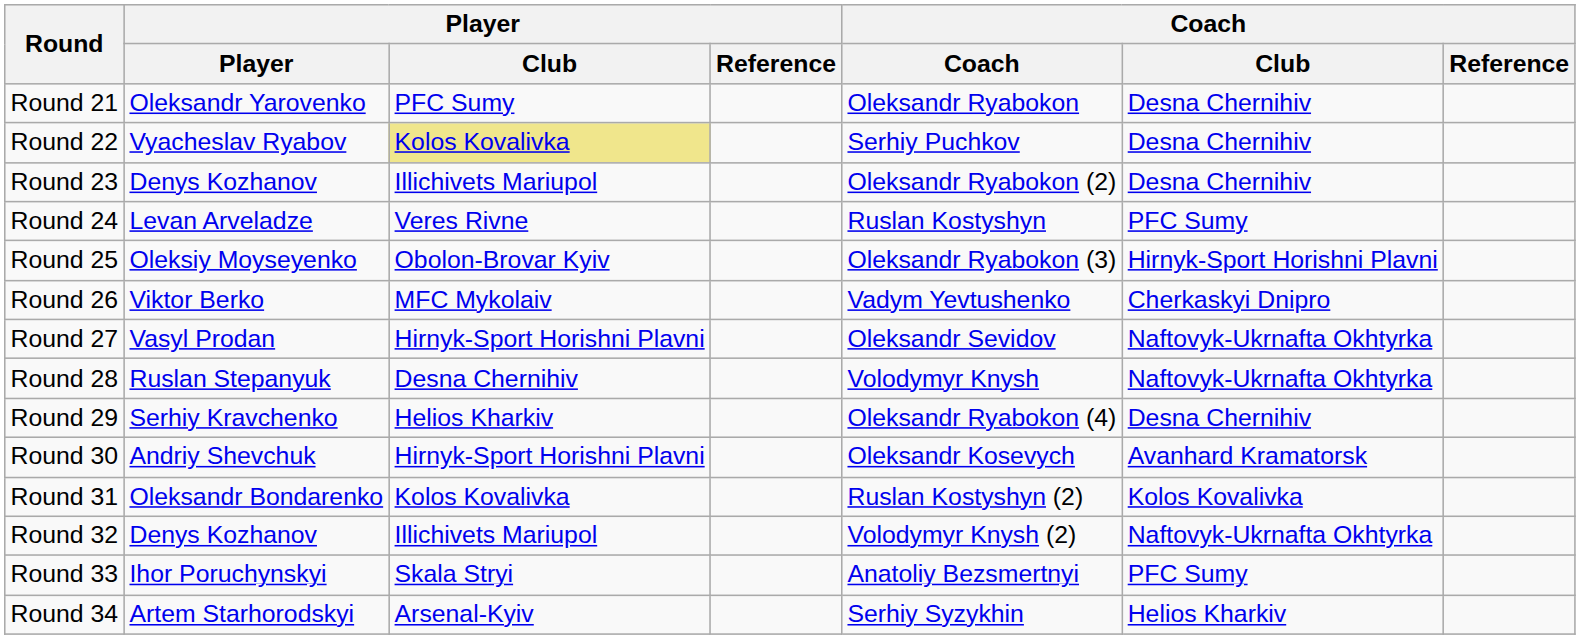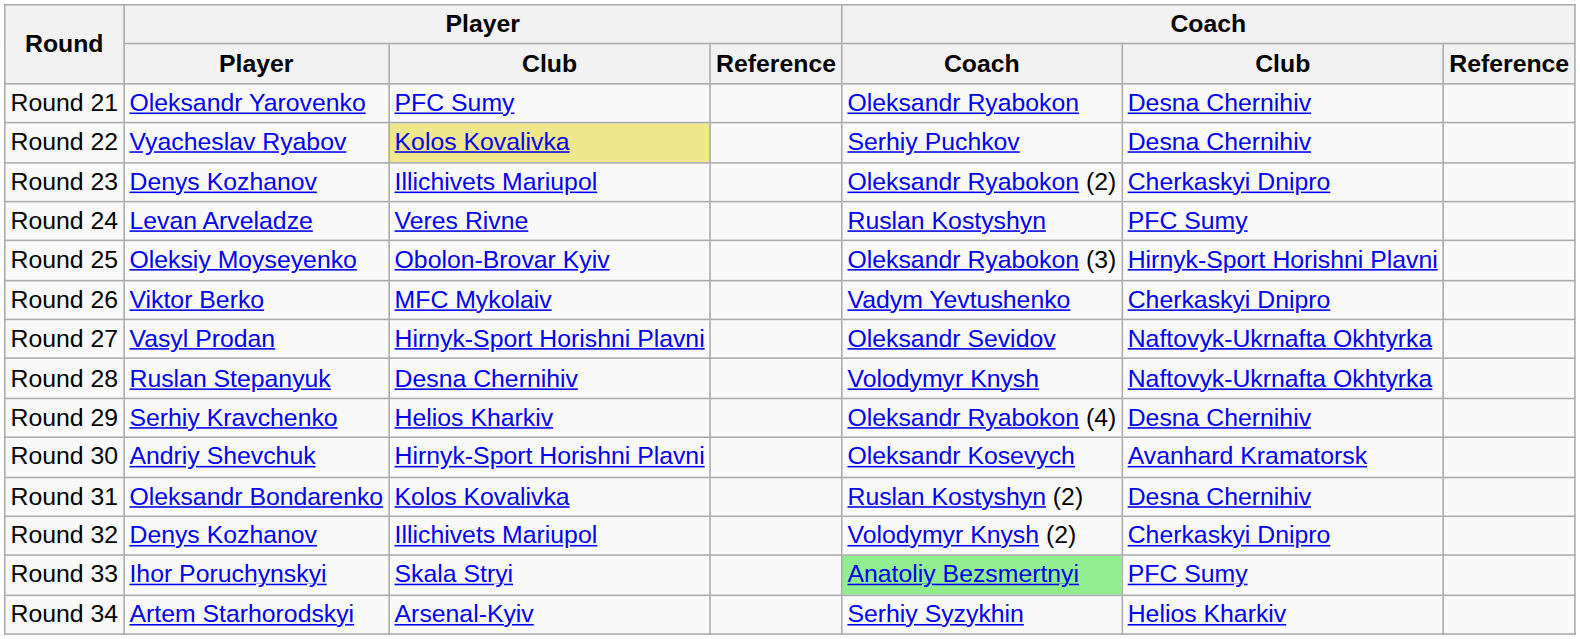(1219, 181) Desna Chernihiv -> (1229, 181) Cherkaskyi Dnipro
(1215, 496) Kolos Kovalivka -> (1219, 496) Desna Chernihiv
(1280, 535) Naftovyk-Ukrnafta Okhtyrka -> (1229, 535) Cherkaskyi Dnipro
(963, 574) no background -> (963, 574) lightgreen background
